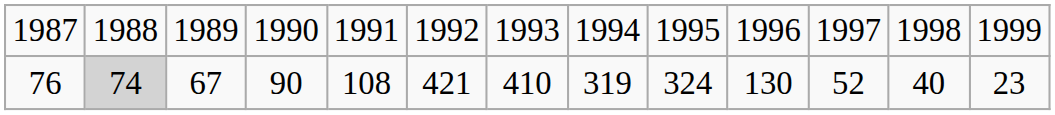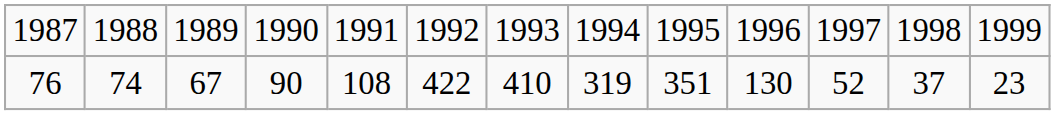(126, 82) lightgrey background -> (126, 82) no background
(447, 82) 421 -> (447, 82) 422
(688, 82) 324 -> (688, 82) 351
(929, 82) 40 -> (929, 82) 37
